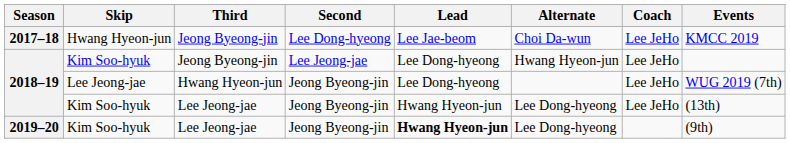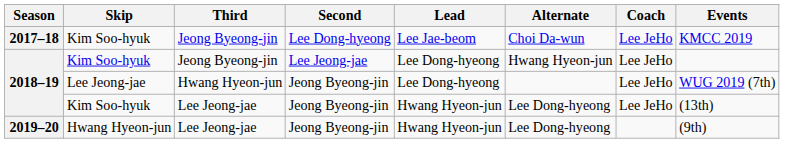(119, 37) Hwang Hyeon-jun -> (109, 37) Kim Soo-hyuk
(109, 127) Kim Soo-hyuk -> (119, 127) Hwang Hyeon-jun
(453, 127) bold -> (450, 127) normal
